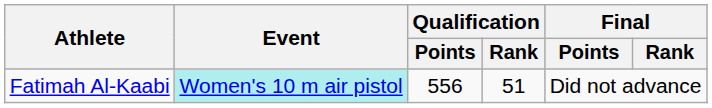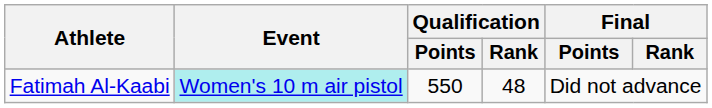(445, 86) 556 -> (445, 86) 550
(514, 86) 51 -> (514, 86) 48
